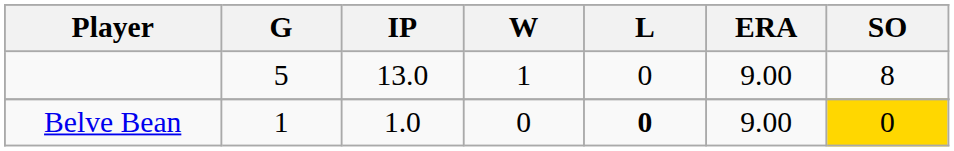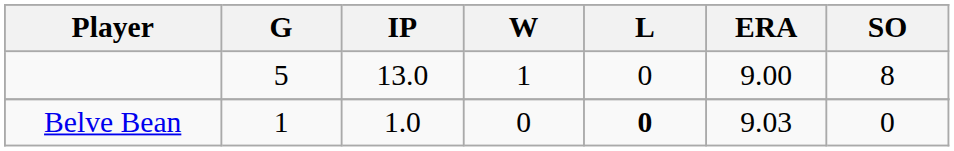(766, 121) 9.00 -> (766, 121) 9.03
(887, 121) gold background -> (887, 121) no background
